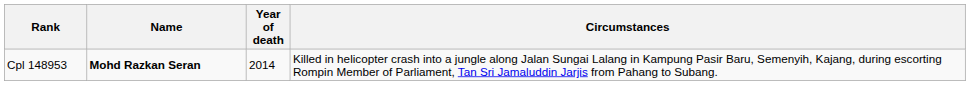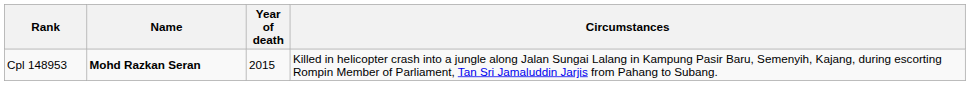(262, 65) 2014 -> (262, 65) 2015
